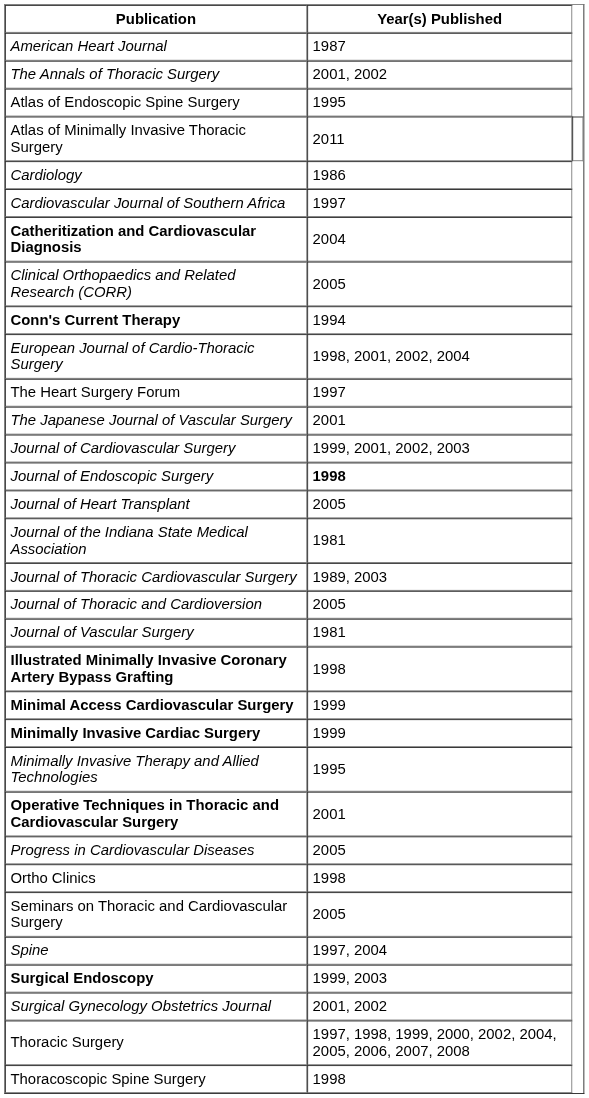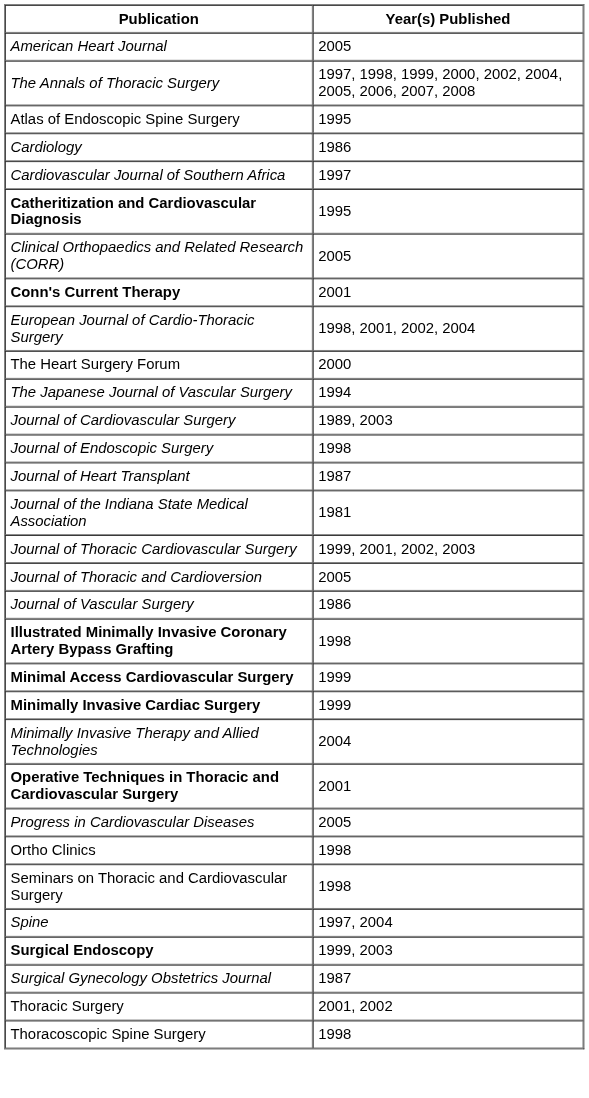(329, 46) 1987 -> (335, 46) 2005
(350, 74) 2001, 2002 -> (440, 83) 1997, 1998, 1999, 2000, 2002, 2004, 2005, 2006, 2007, 2008
- row: (128, 138)
(329, 239) 2004 -> (335, 211) 1995
(329, 320) 1994 -> (335, 292) 2001
(329, 392) 1997 -> (335, 364) 2000
(329, 420) 2001 -> (335, 392) 1994
(391, 448) 1999, 2001, 2002, 2003 -> (355, 420) 1989, 2003
(329, 476) bold -> (335, 448) normal
(329, 504) 2005 -> (335, 476) 1987
(350, 576) 1989, 2003 -> (397, 549) 1999, 2001, 2002, 2003
(329, 632) 1981 -> (335, 604) 1986
(329, 769) 1995 -> (335, 741) 2004
(329, 914) 2005 -> (335, 886) 1998
(350, 1006) 2001, 2002 -> (335, 978) 1987
(435, 1042) 1997, 1998, 1999, 2000, 2002, 2004, 2005, 2006, 2007, 2008 -> (355, 1006) 2001, 2002
